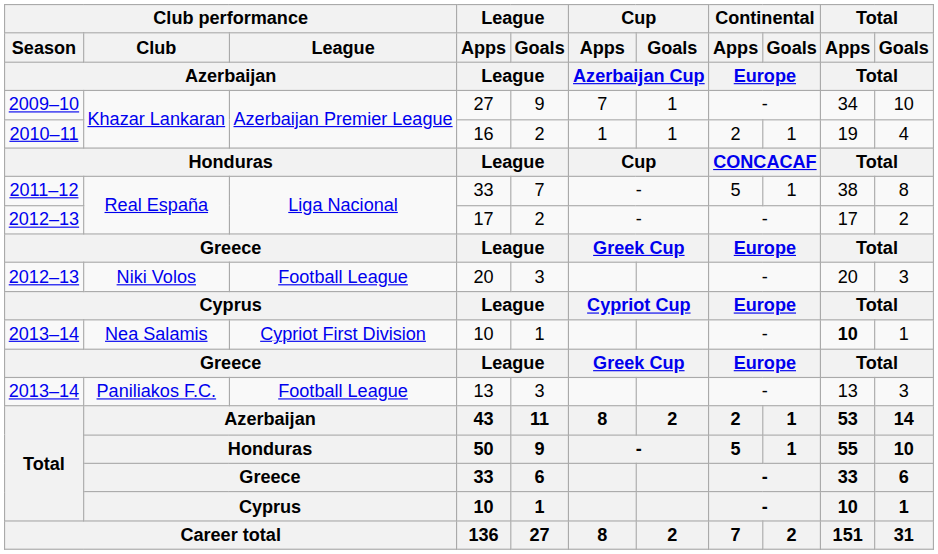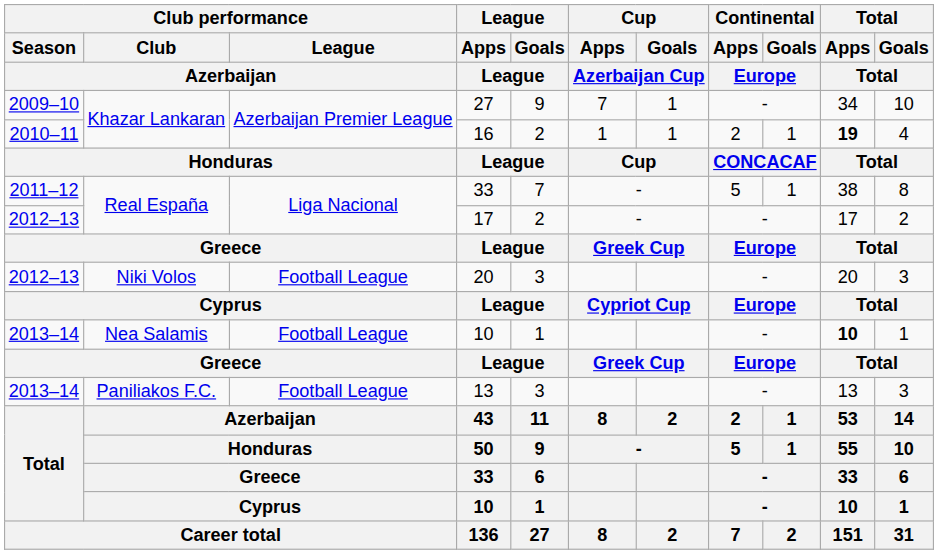(848, 133) normal -> (848, 133) bold
(343, 334) Cypriot First Division -> (343, 334) Football League
